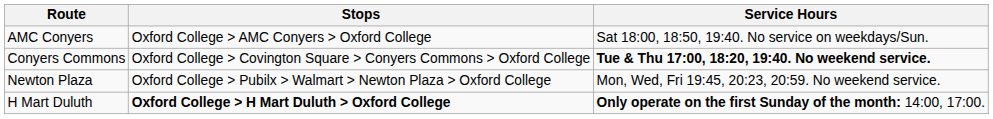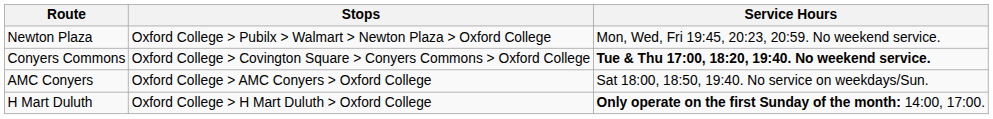rows swapped: (50, 80) <-> (50, 37)
(291, 102) bold -> (282, 102) normal
